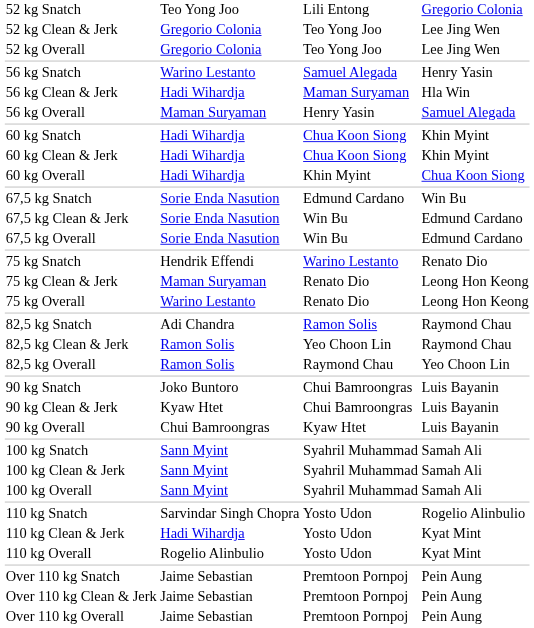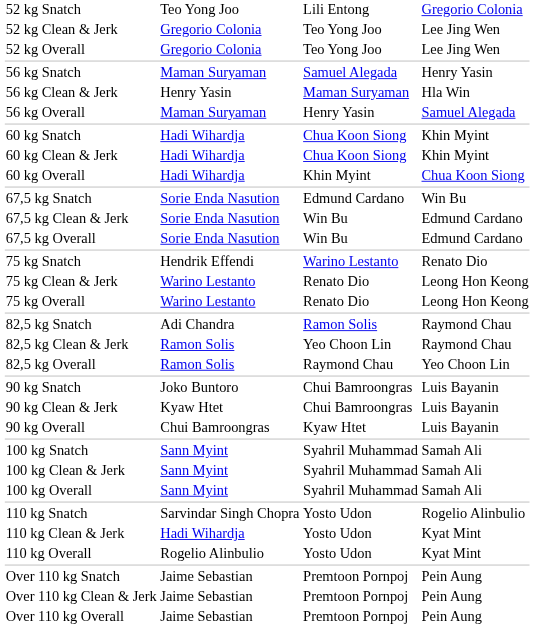(208, 72) Warino Lestanto -> (213, 72) Maman Suryaman
(202, 92) Hadi Wihardja -> (196, 92) Henry Yasin
(213, 281) Maman Suryaman -> (208, 281) Warino Lestanto
